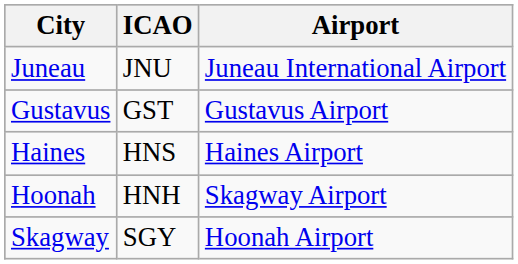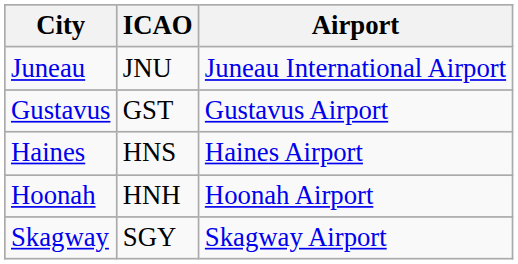(296, 195) Skagway Airport -> (289, 195) Hoonah Airport
(289, 237) Hoonah Airport -> (296, 237) Skagway Airport
